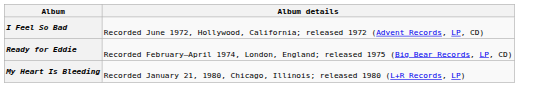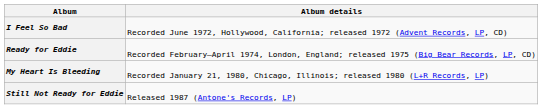+ row: (65, 93)
